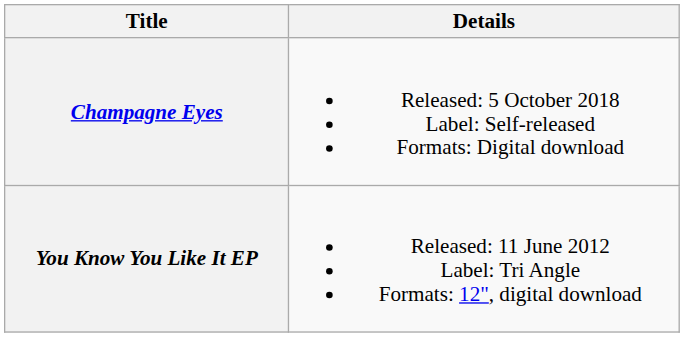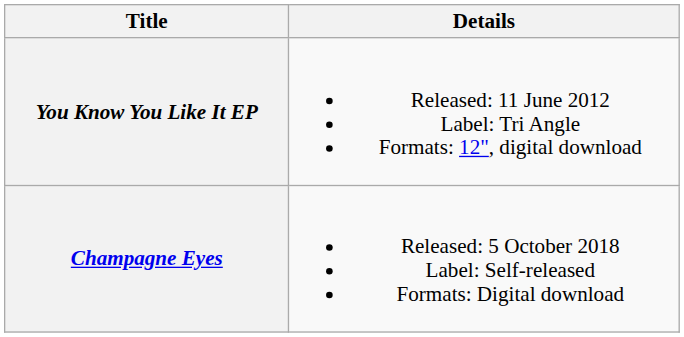rows swapped: (147, 258) <-> (147, 111)
